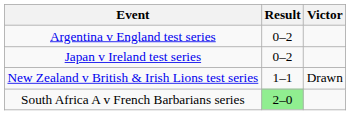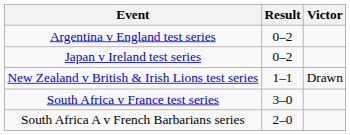+ row: (133, 99)
(282, 99) lightgreen background -> (282, 120) no background
